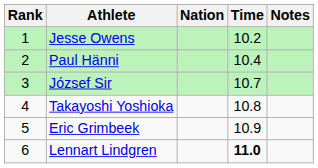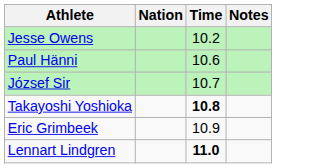- column: (25, 15)
(247, 60) 10.4 -> (206, 60) 10.6
(247, 106) normal -> (206, 106) bold
